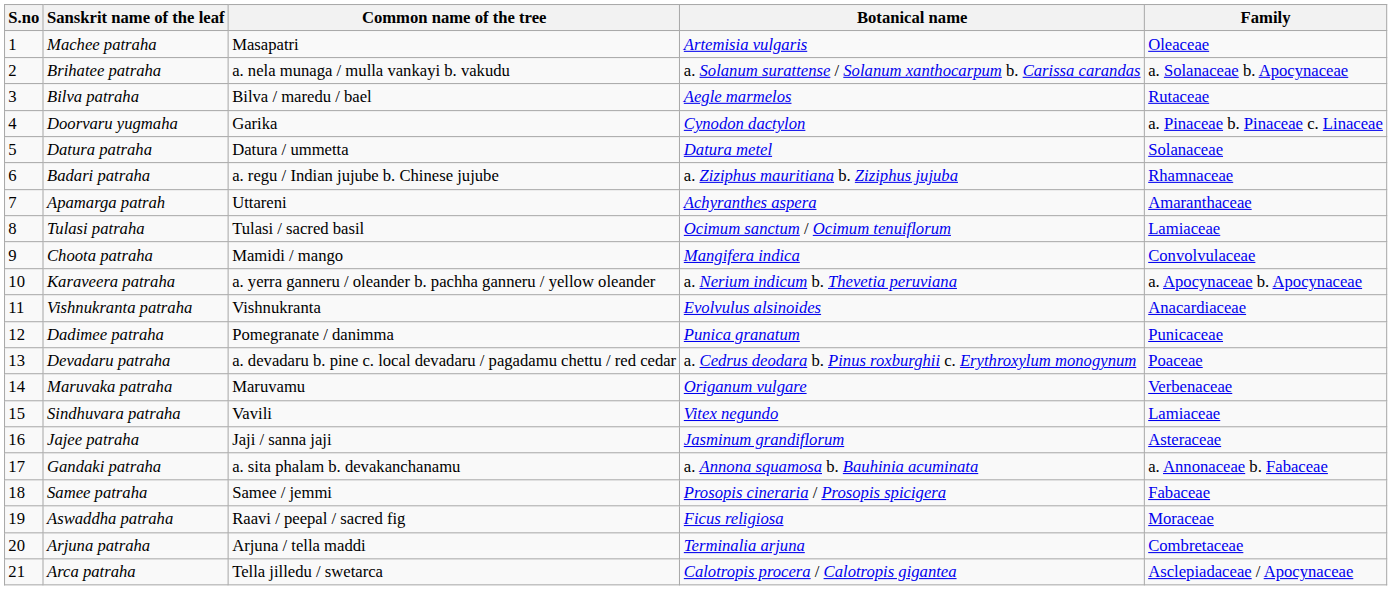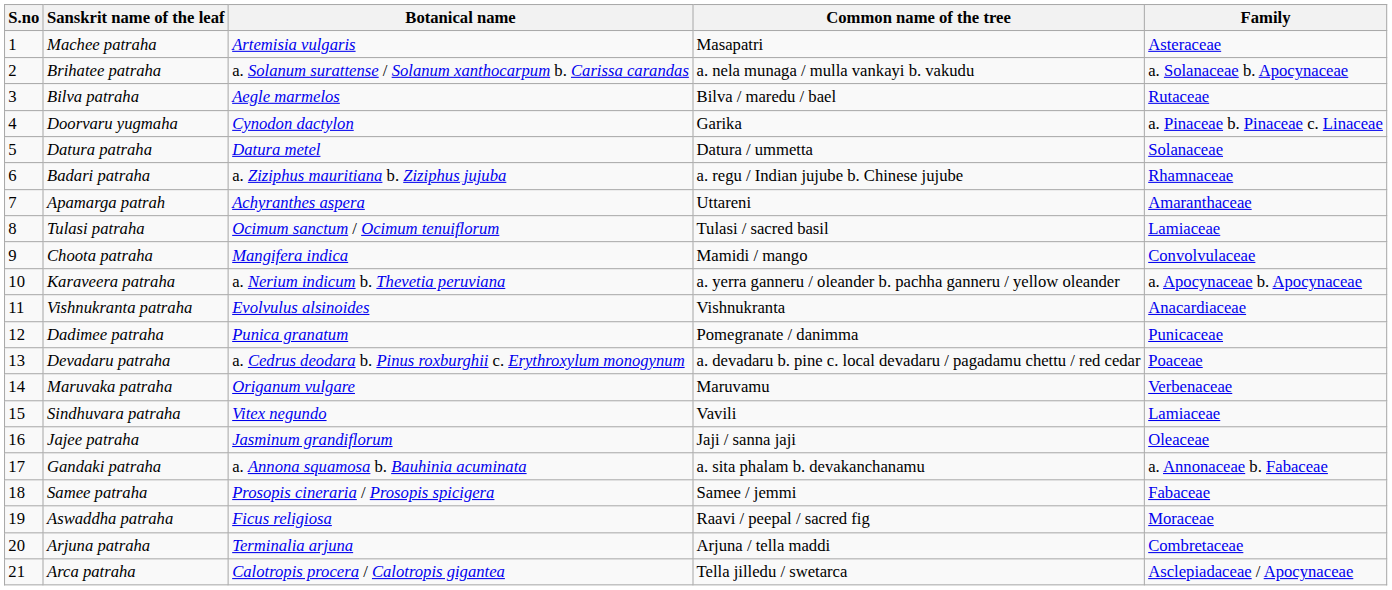columns swapped: (454, 17) <-> (912, 17)
(1179, 44) Oleaceae -> (1185, 44) Asteraceae
(1185, 439) Asteraceae -> (1179, 439) Oleaceae
